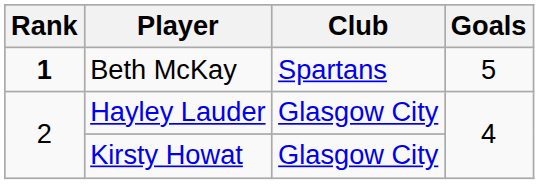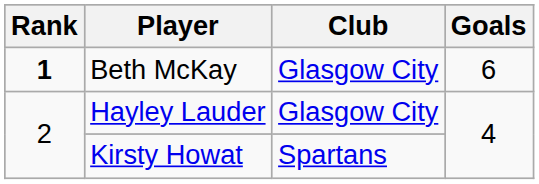(333, 69) Spartans -> (358, 69) Glasgow City
(489, 69) 5 -> (489, 69) 6
(358, 155) Glasgow City -> (333, 155) Spartans
